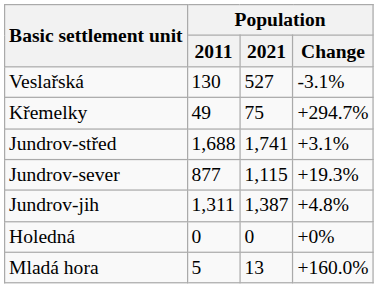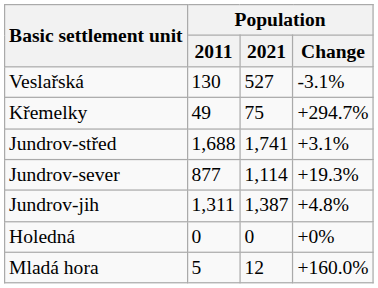(266, 174) 1,115 -> (266, 174) 1,114
(254, 267) 13 -> (254, 267) 12
